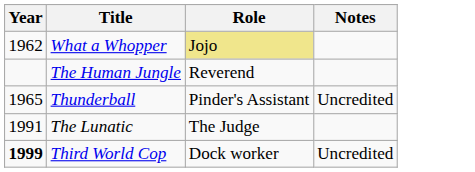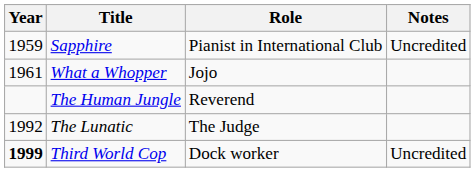+ row: (81, 45)
(26, 45) 1962 -> (26, 72) 1961
(203, 45) khaki background -> (203, 72) no background
- row: (93, 99)
(26, 126) 1991 -> (26, 126) 1992
